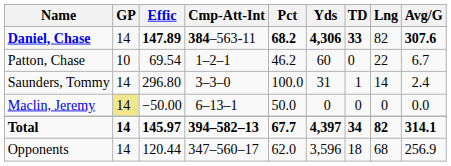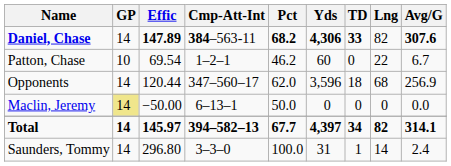rows swapped: (59, 82) <-> (38, 149)
